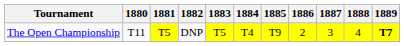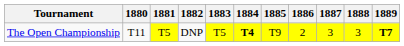(247, 32) normal -> (247, 32) bold
(358, 32) 4 -> (358, 32) 3
